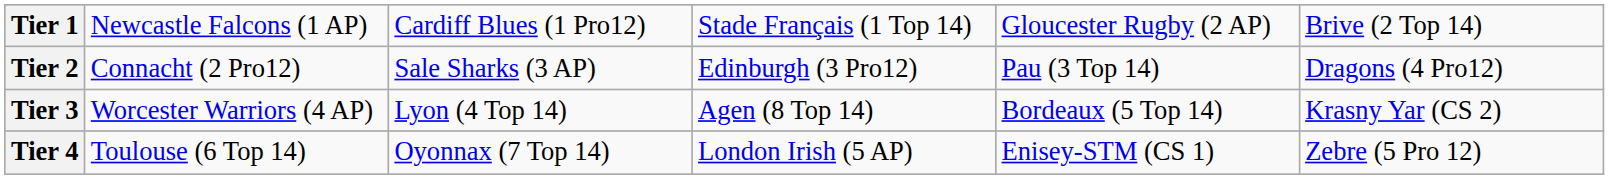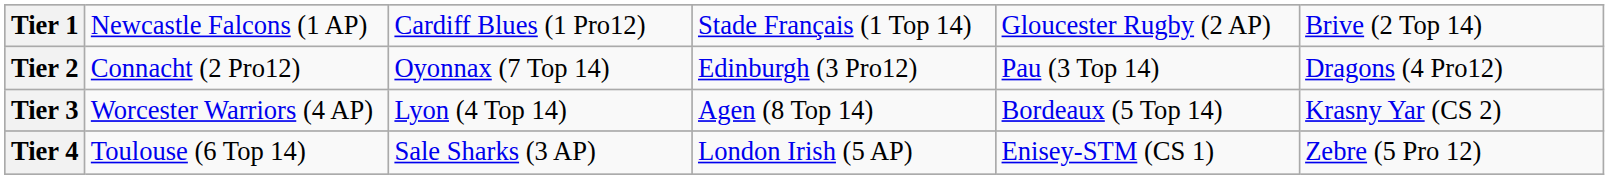(495, 67) Sale Sharks (3 AP) -> (502, 67) Oyonnax (7 Top 14)
(502, 151) Oyonnax (7 Top 14) -> (495, 151) Sale Sharks (3 AP)
